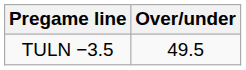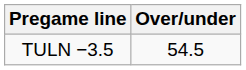(186, 49) 49.5 -> (186, 49) 54.5
